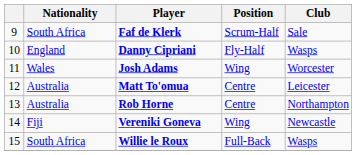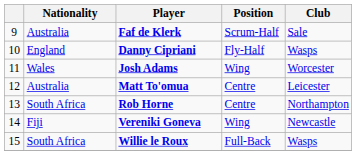(56, 31) South Africa -> (48, 31) Australia
(48, 104) Australia -> (56, 104) South Africa
